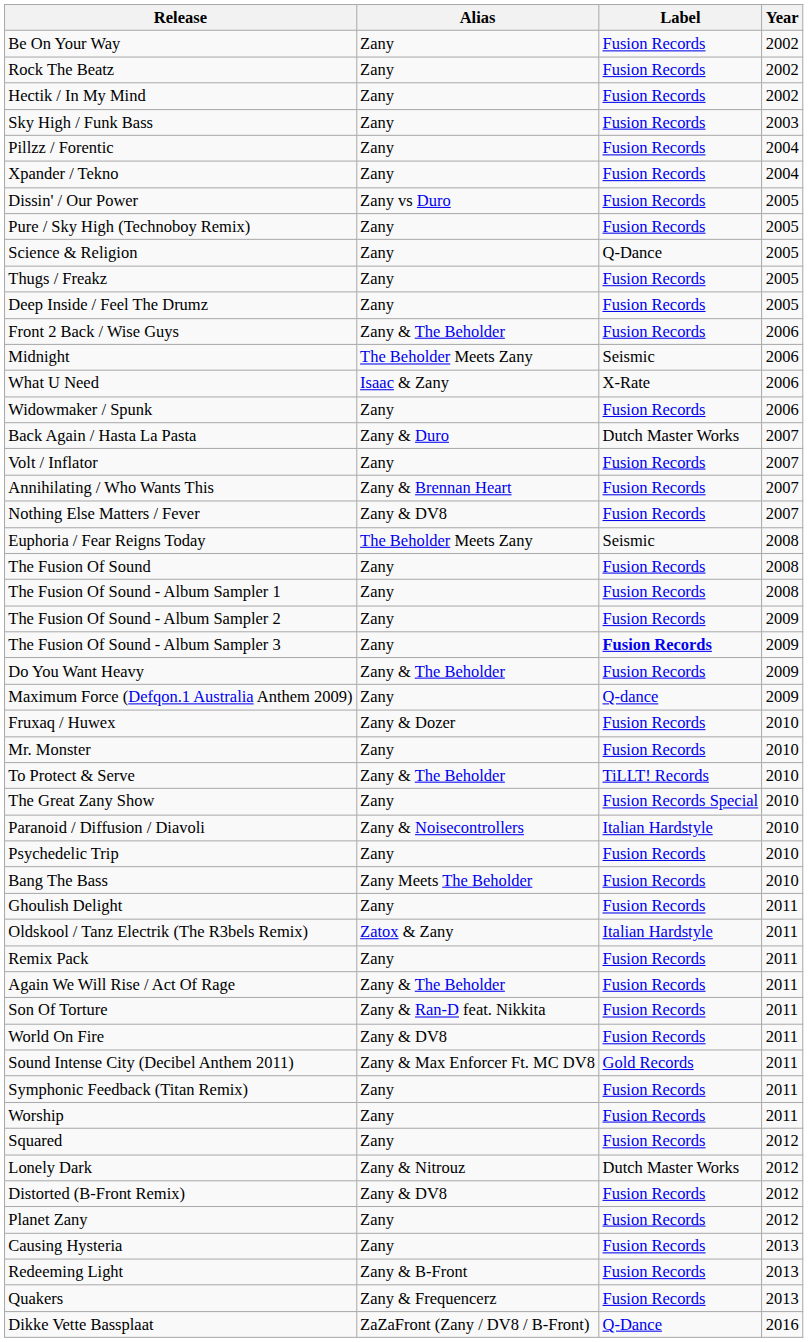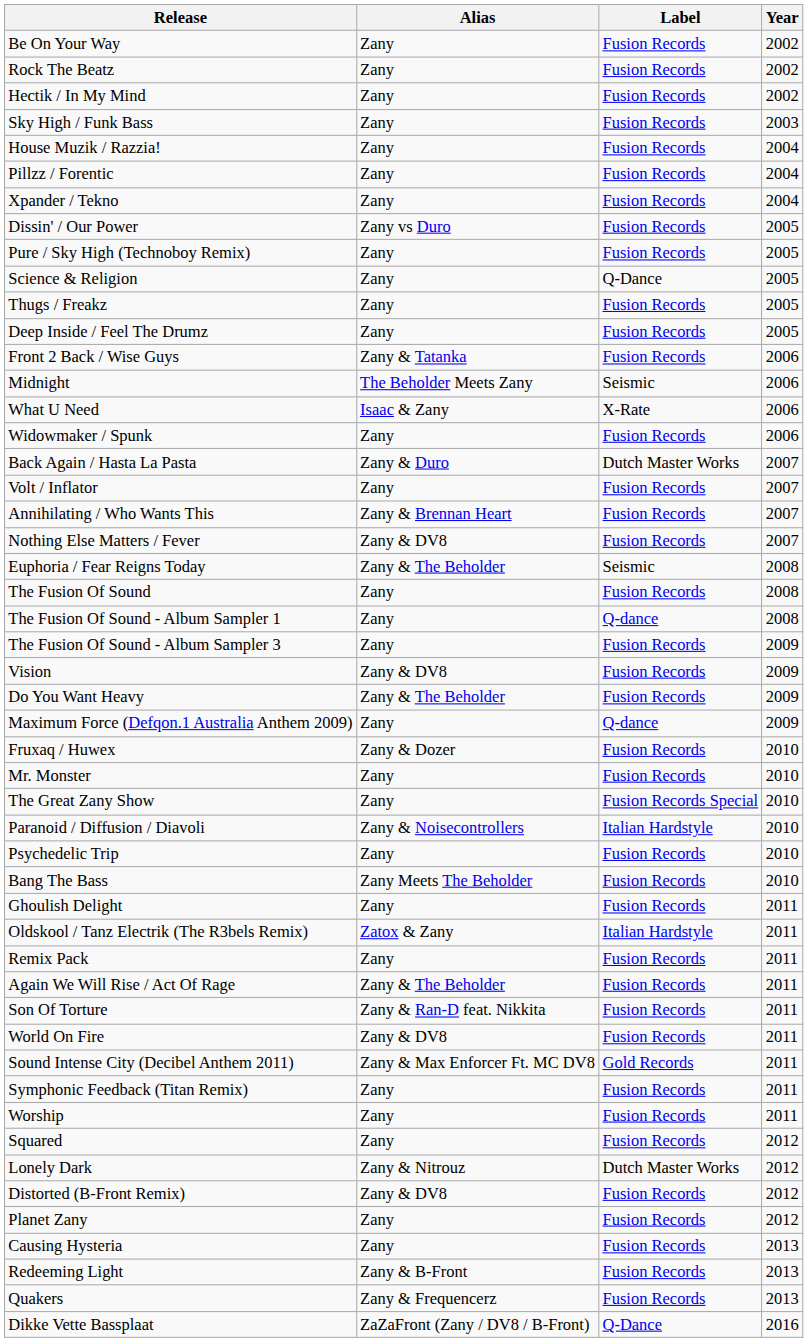+ row: (85, 148)
(432, 331) Zany & The Beholder -> (413, 357) Zany & Tatanka
(446, 540) The Beholder Meets Zany -> (432, 566) Zany & The Beholder
(654, 592) Fusion Records -> (630, 618) Q-dance
- row: (144, 618)
(657, 644) bold -> (654, 644) normal
+ row: (30, 670)
- row: (72, 775)
